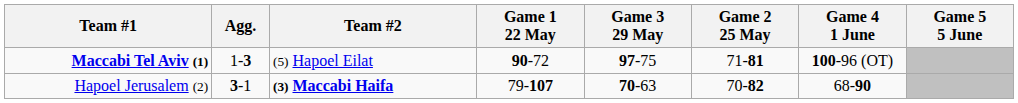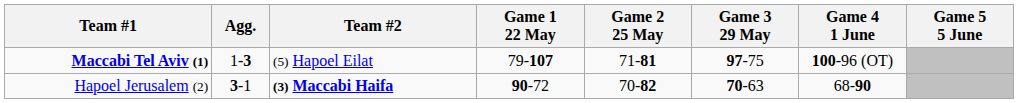columns swapped: (745, 26) <-> (638, 26)
(530, 60) 90-72 -> (530, 60) 79-107
(530, 85) 79-107 -> (530, 85) 90-72
